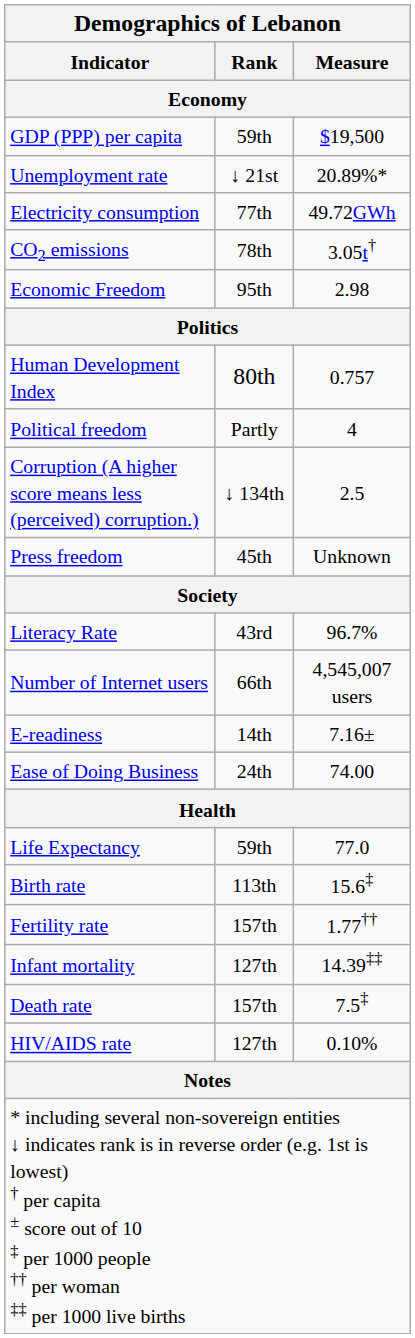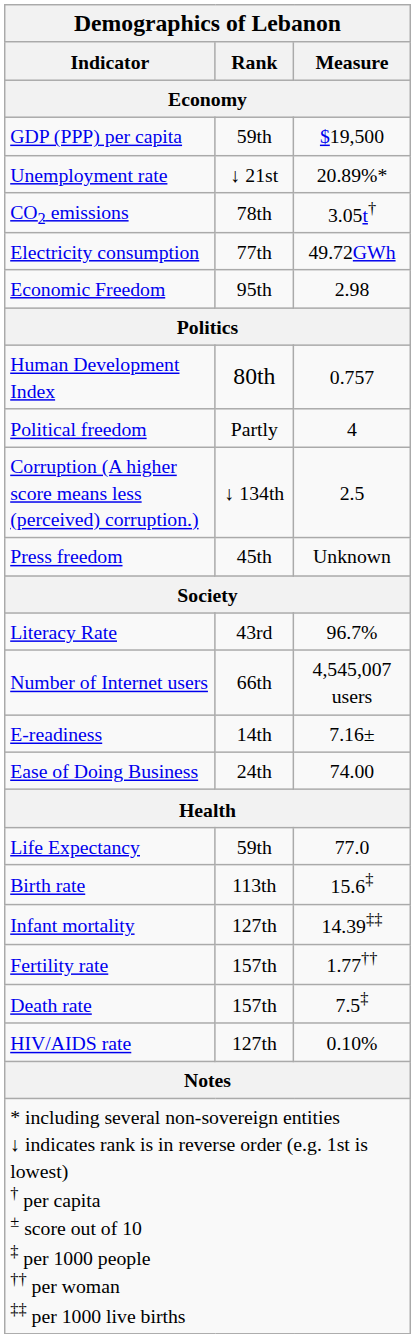rows swapped: (69, 252) <-> (105, 212)
rows swapped: (59, 925) <-> (72, 965)
